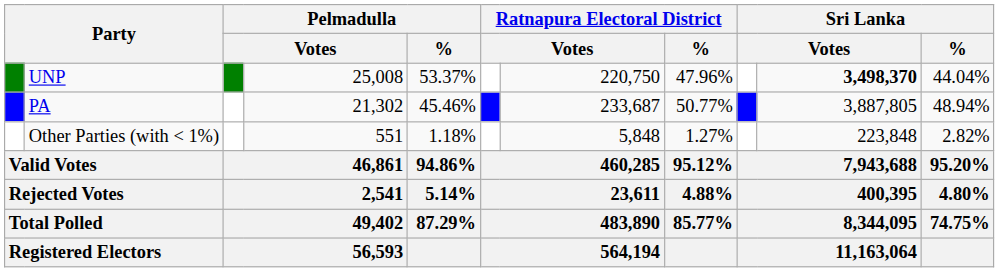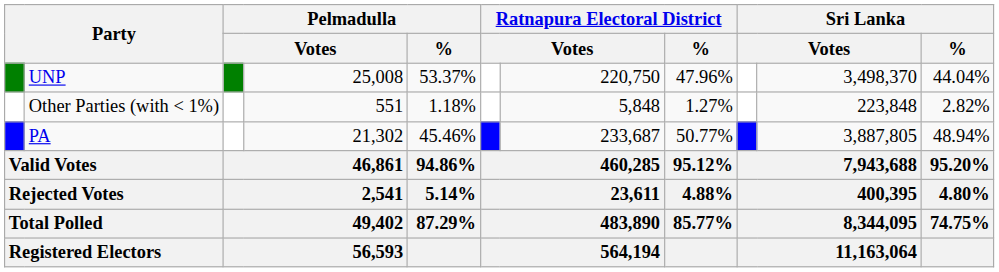(880, 77) bold -> (880, 77) normal
rows swapped: (40, 106) <-> (124, 135)
